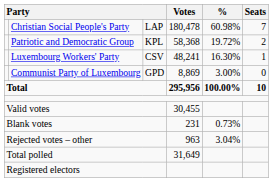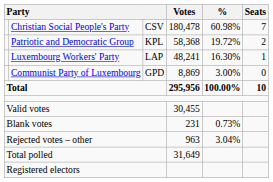(154, 27) LAP -> (154, 27) CSV
(154, 57) CSV -> (154, 57) LAP
